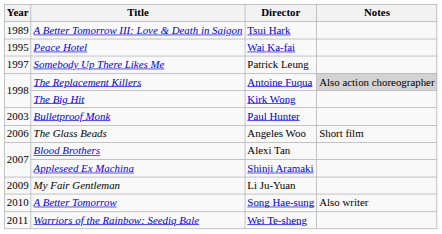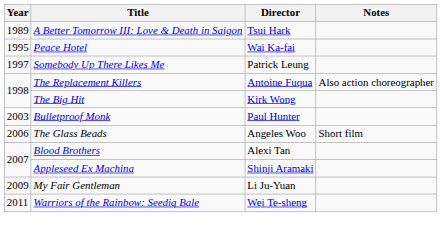(377, 82) lightgrey background -> (376, 82) no background
- row: (75, 202)
